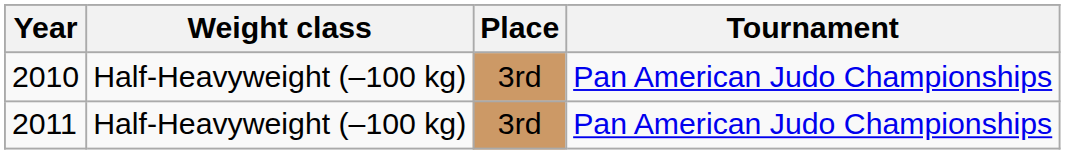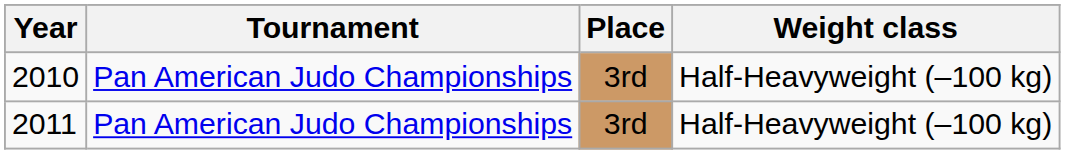columns swapped: (813, 28) <-> (280, 28)
